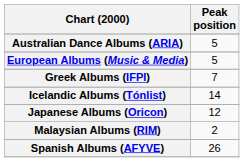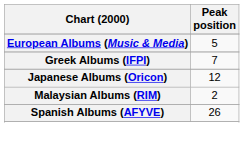- row: (97, 43)
- row: (97, 95)
